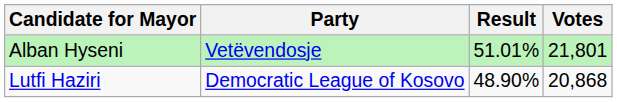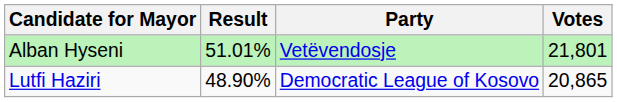columns swapped: (335, 19) <-> (506, 19)
(578, 81) 20,868 -> (578, 81) 20,865
